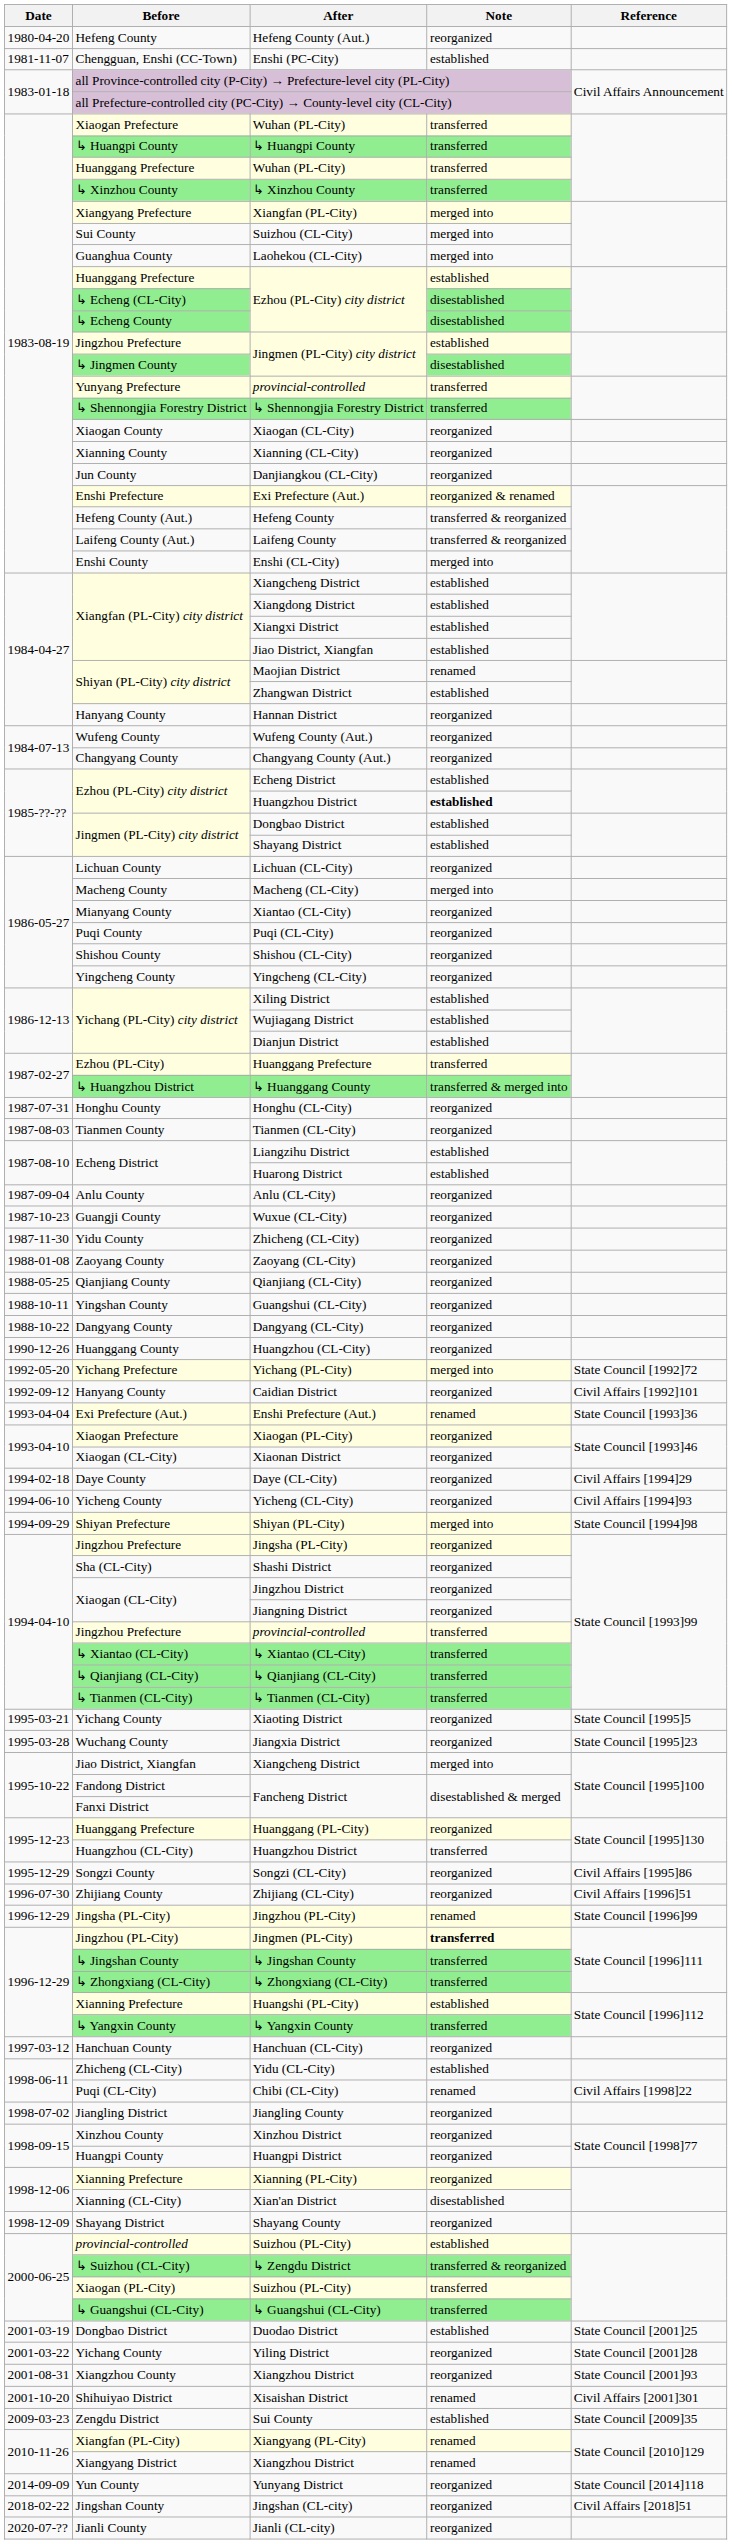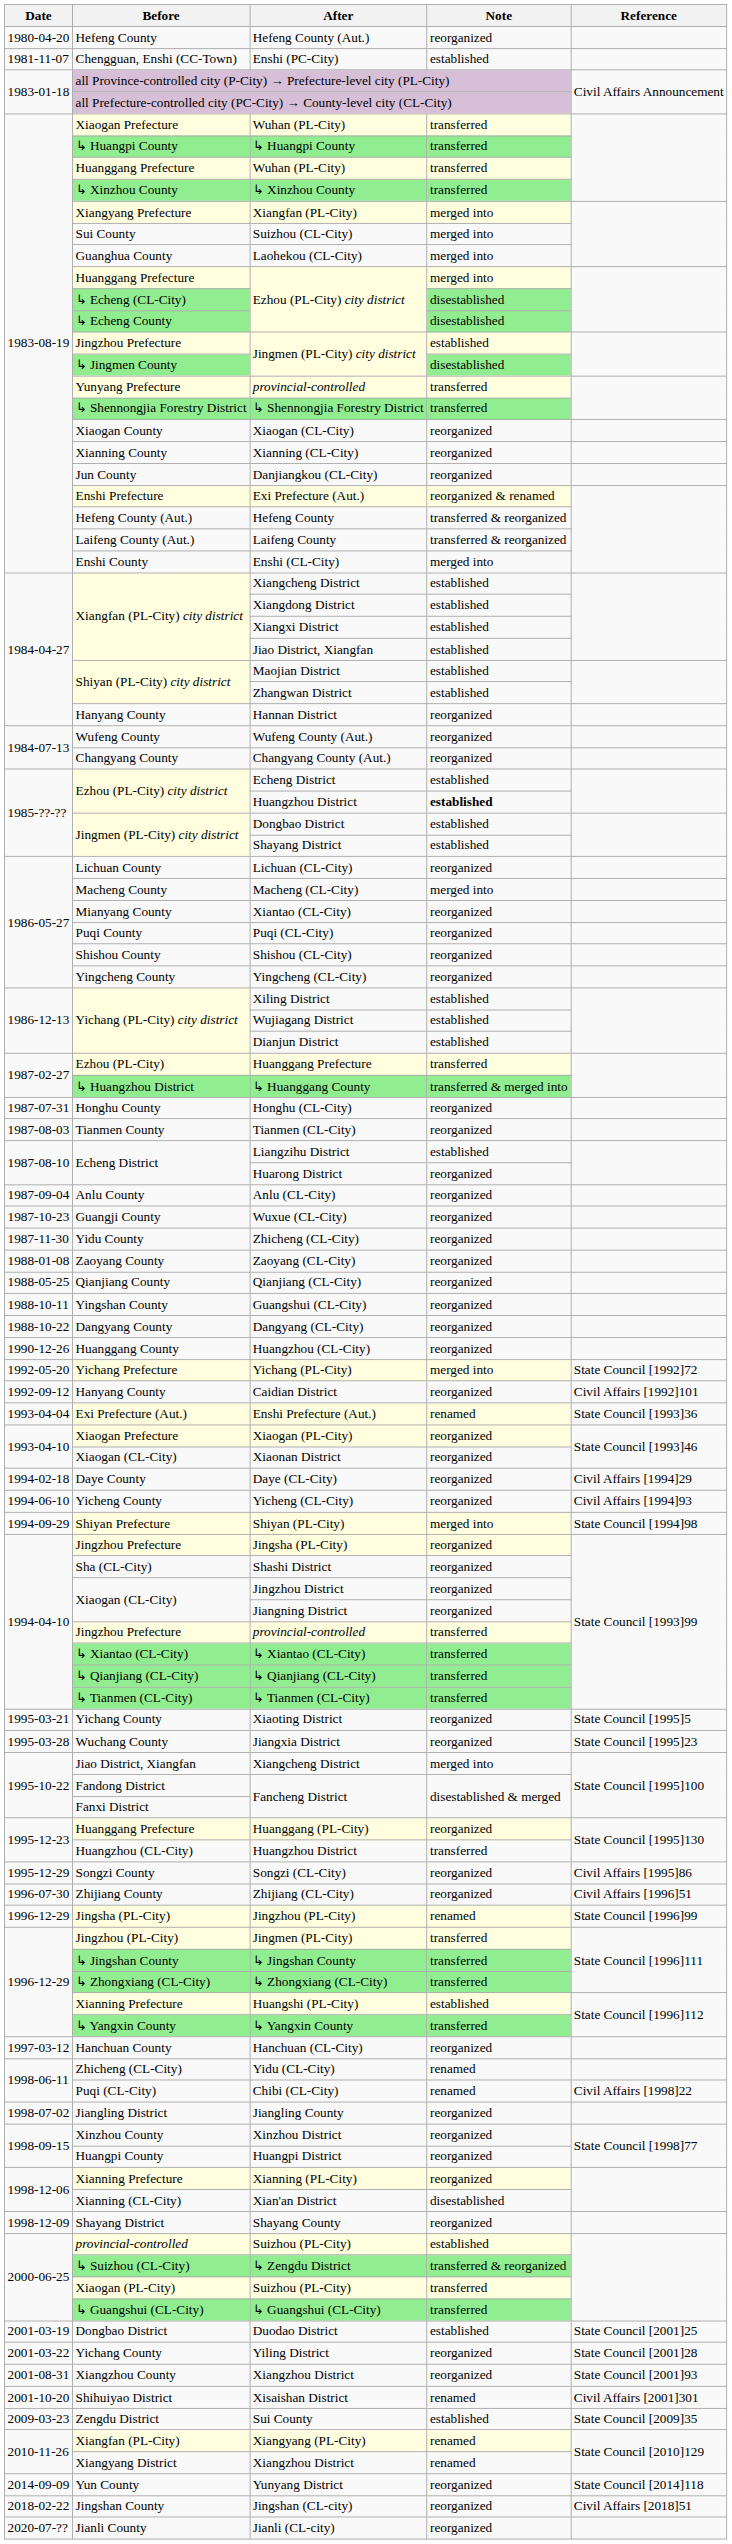(459, 278) established -> (462, 278) merged into
(453, 671) renamed -> (459, 671) established
(459, 1173) established -> (461, 1173) reorganized
(462, 1938) bold -> (459, 1938) normal
(459, 2069) established -> (453, 2069) renamed
